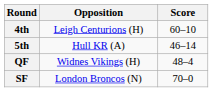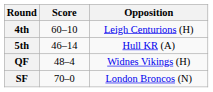columns swapped: (98, 12) <-> (183, 12)
